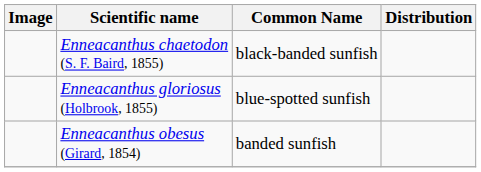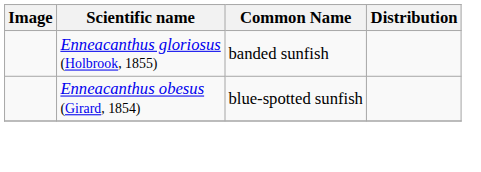- row: (144, 53)
(303, 98) blue-spotted sunfish -> (279, 53) banded sunfish
(286, 143) banded sunfish -> (296, 98) blue-spotted sunfish
